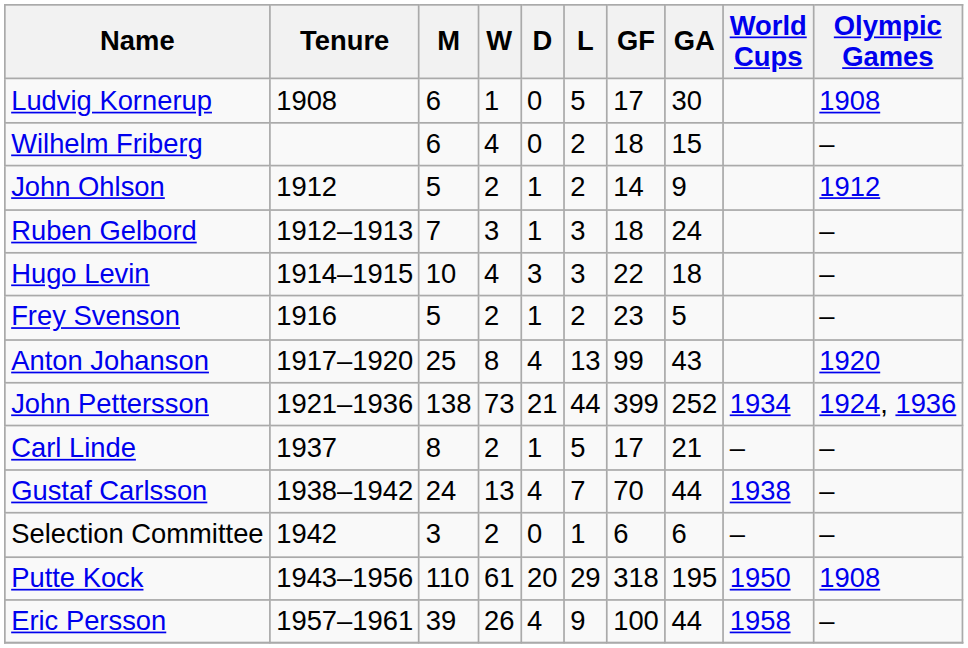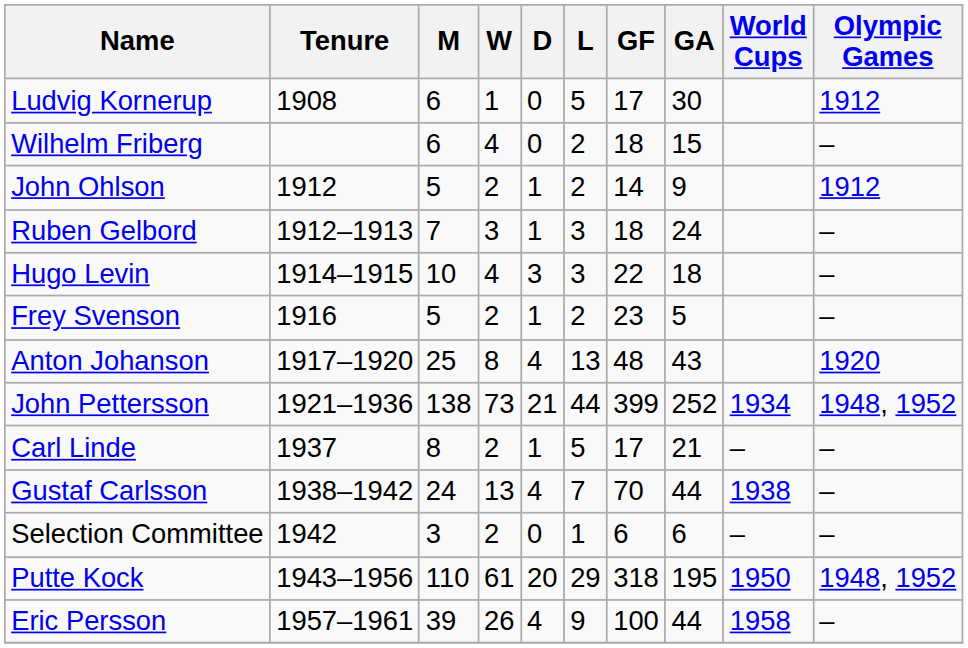(850, 100) 1908 -> (850, 100) 1912
(628, 360) 99 -> (628, 360) 48
(888, 404) 1924, 1936 -> (888, 404) 1948, 1952
(850, 577) 1908 -> (888, 577) 1948, 1952
